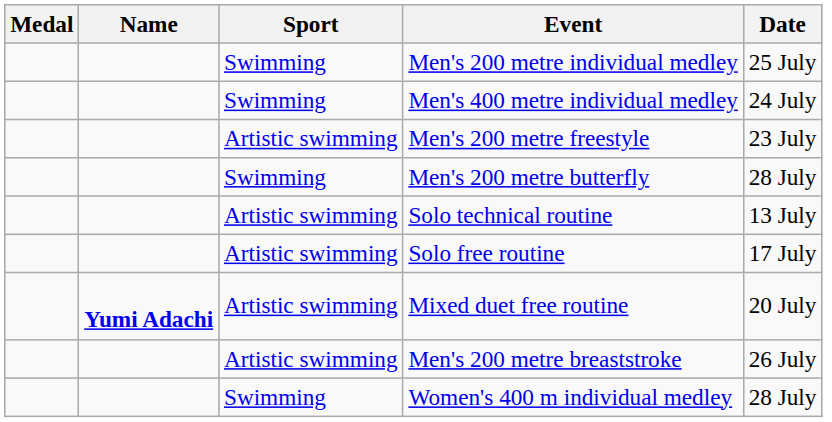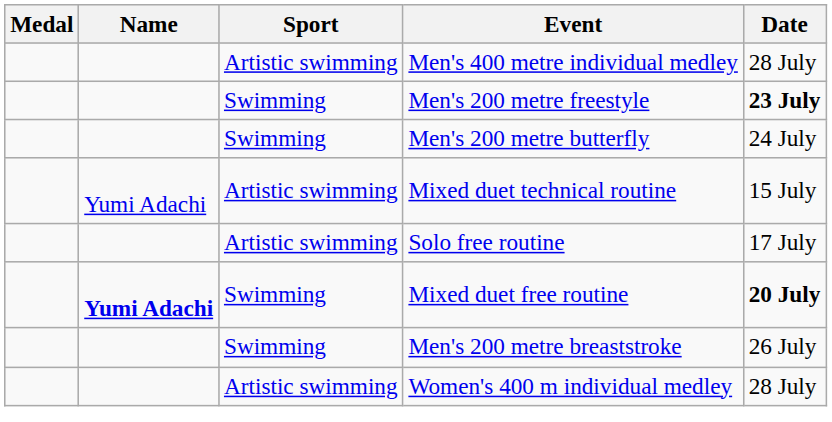- row: (573, 62)
(275, 100) Swimming -> (311, 62) Artistic swimming
(783, 100) 24 July -> (783, 62) 28 July
(311, 138) Artistic swimming -> (275, 100) Swimming
(783, 138) normal -> (784, 100) bold
(783, 177) 28 July -> (783, 138) 24 July
- row: (510, 215)
+ row: (542, 191)
(311, 306) Artistic swimming -> (275, 295) Swimming
(783, 306) normal -> (784, 295) bold
(311, 358) Artistic swimming -> (275, 347) Swimming
(275, 396) Swimming -> (311, 385) Artistic swimming
